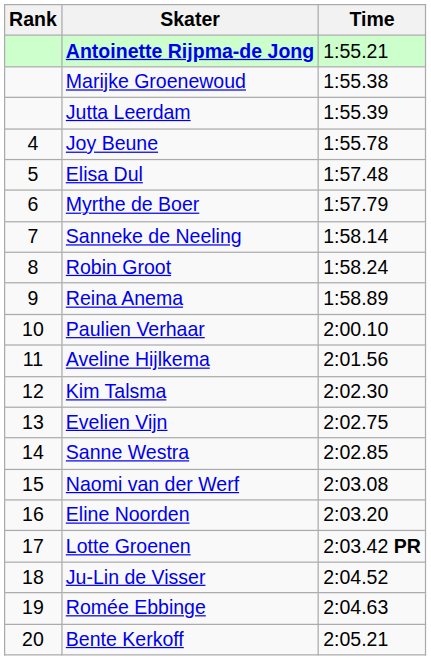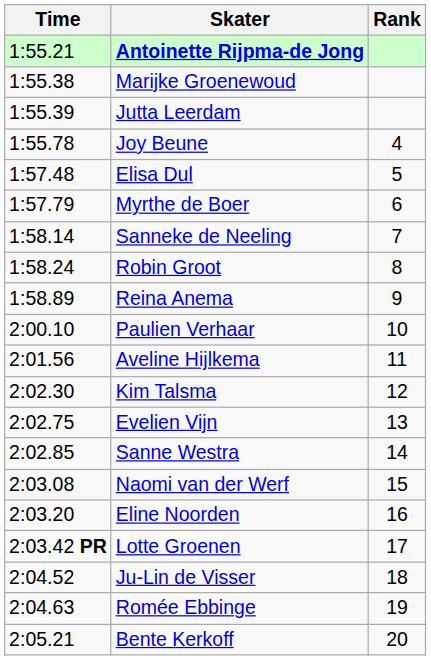columns swapped: (33, 19) <-> (372, 19)
